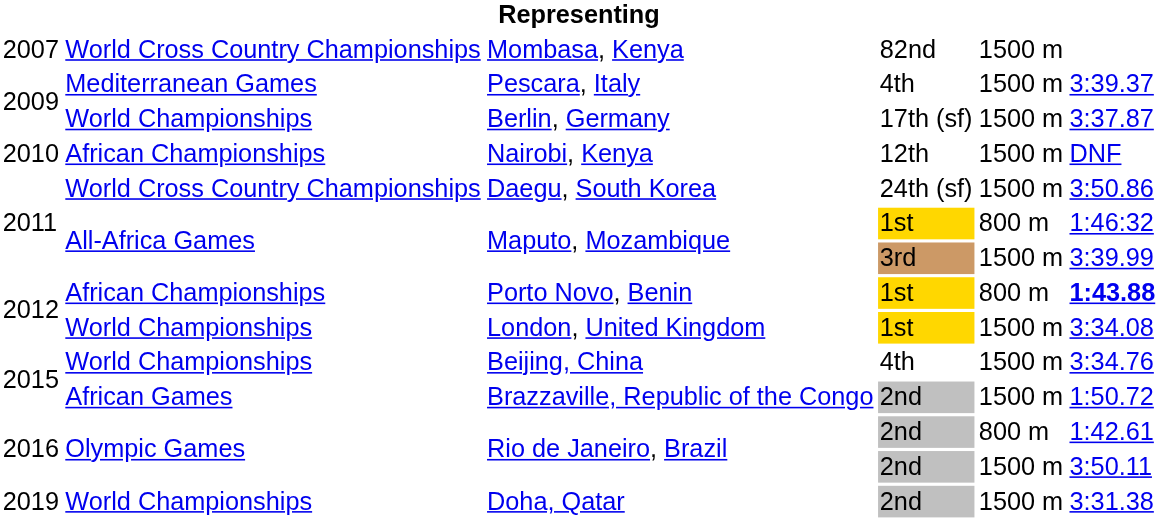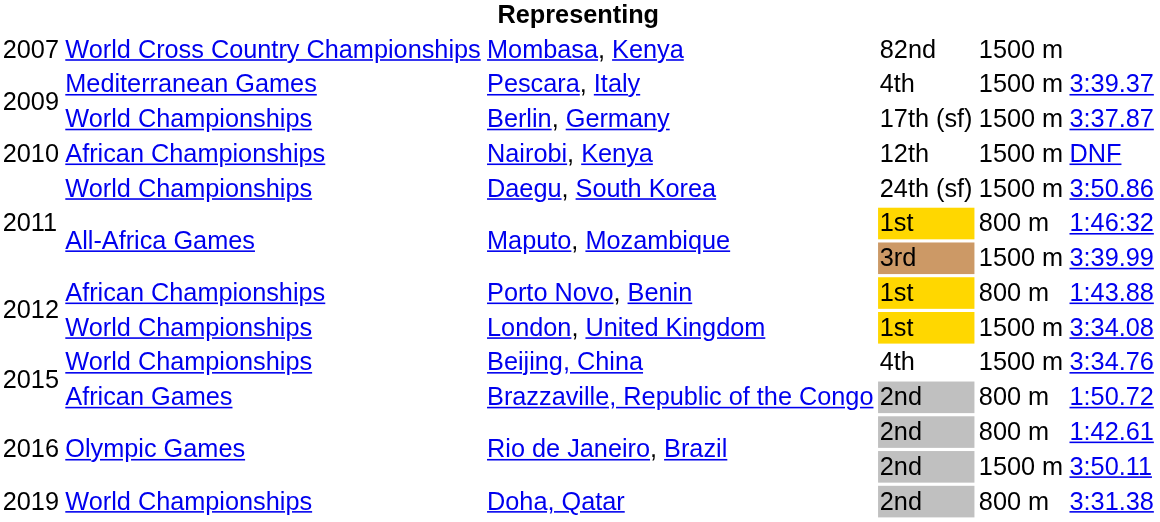(273, 188) World Cross Country Championships -> (189, 188) World Championships
(1112, 292) bold -> (1112, 292) normal
(1021, 397) 1500 m -> (1014, 397) 800 m
(1021, 501) 1500 m -> (1014, 501) 800 m
